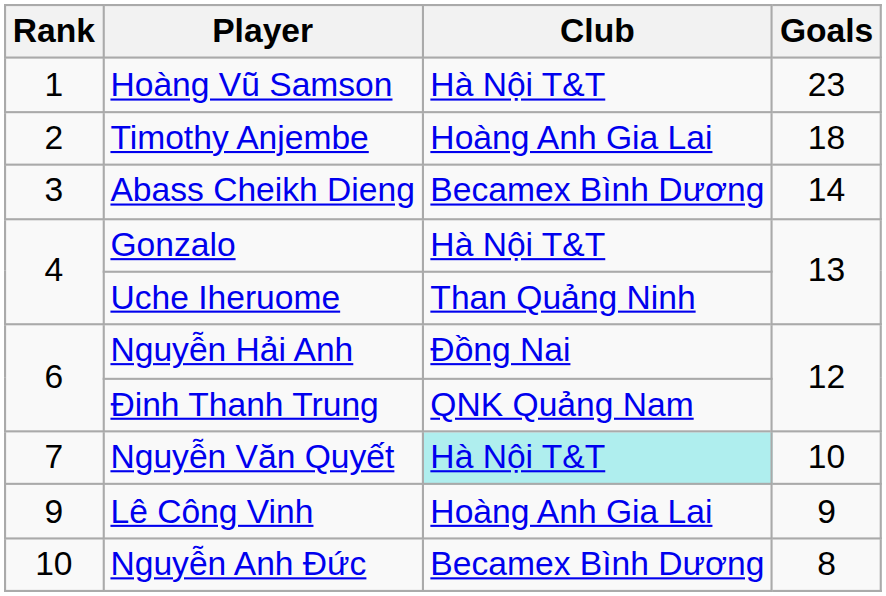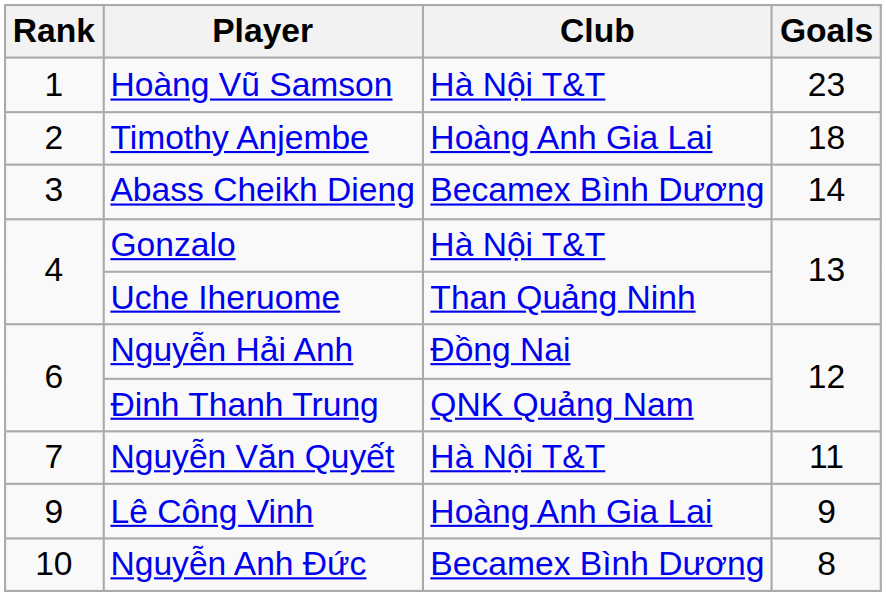(518, 457) paleturquoise background -> (518, 457) no background
(827, 457) 10 -> (827, 457) 11
